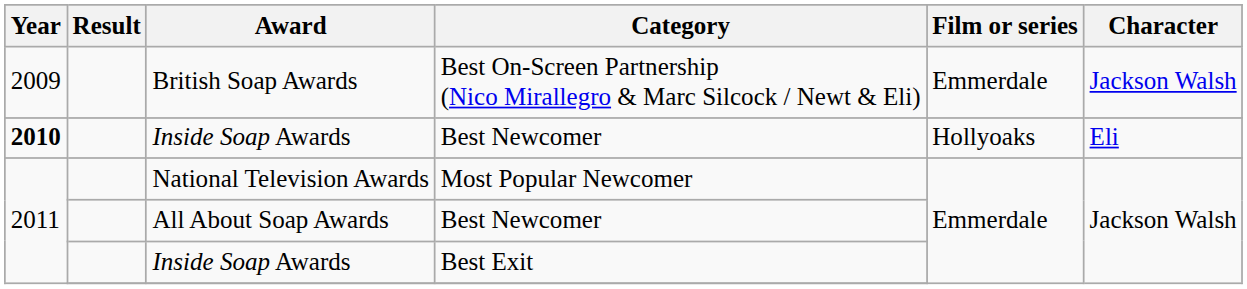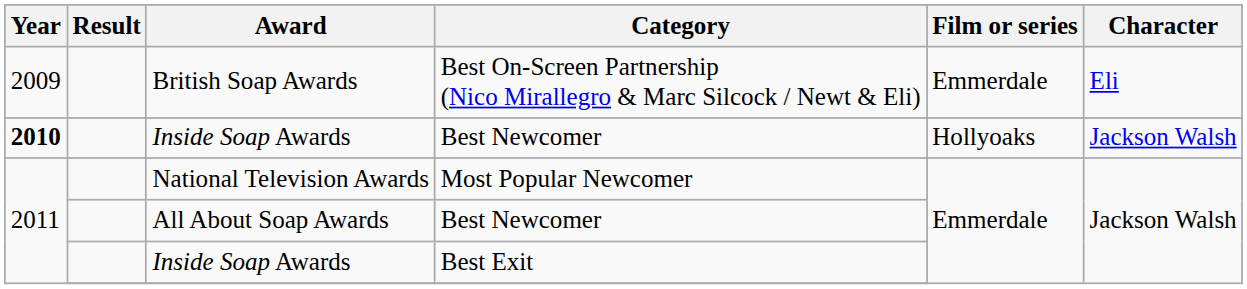(1163, 81) Jackson Walsh -> (1104, 81) Eli
(1104, 137) Eli -> (1163, 137) Jackson Walsh
